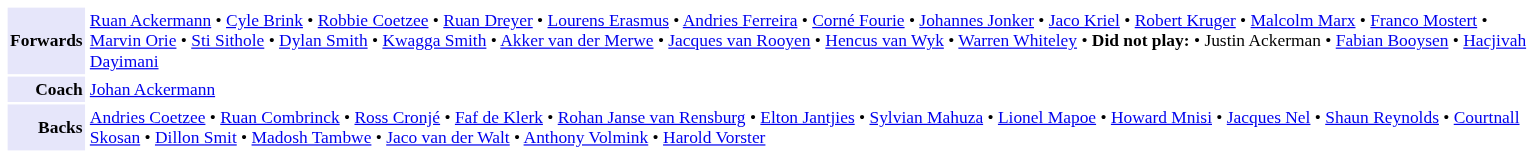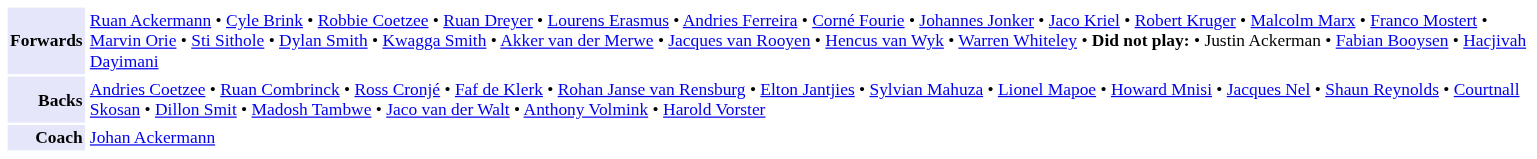rows swapped: (60, 127) <-> (59, 89)
